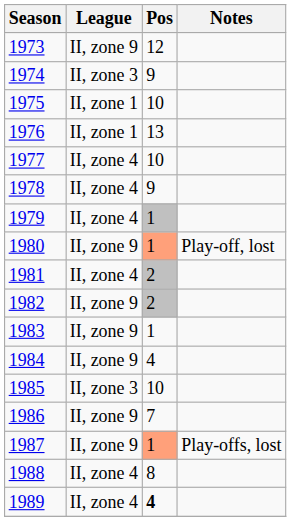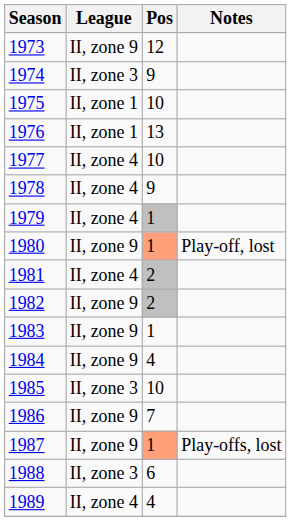(104, 473) II, zone 4 -> (104, 473) II, zone 3
(151, 473) 8 -> (151, 473) 6
(151, 501) bold -> (151, 501) normal
